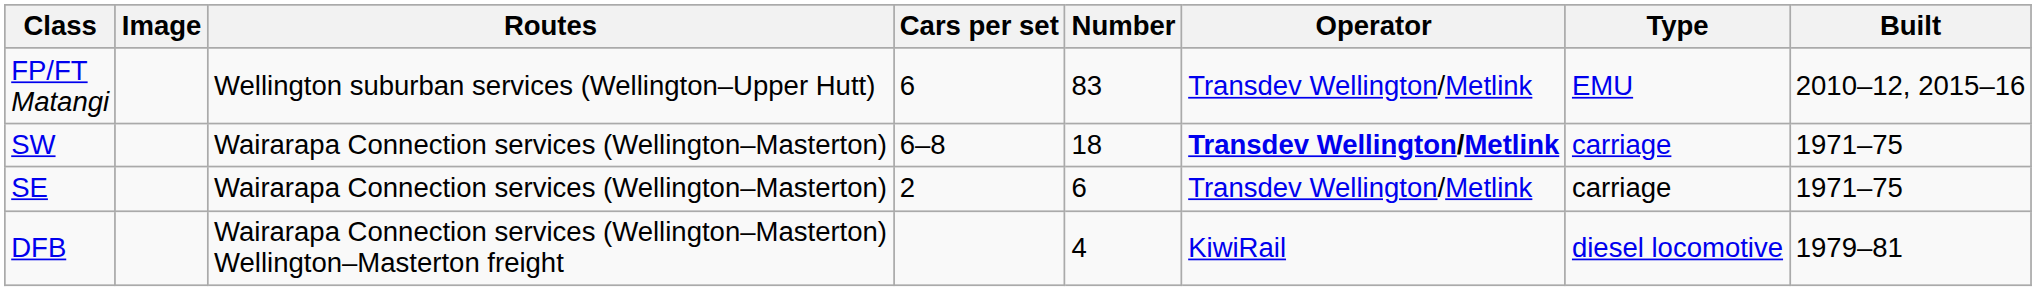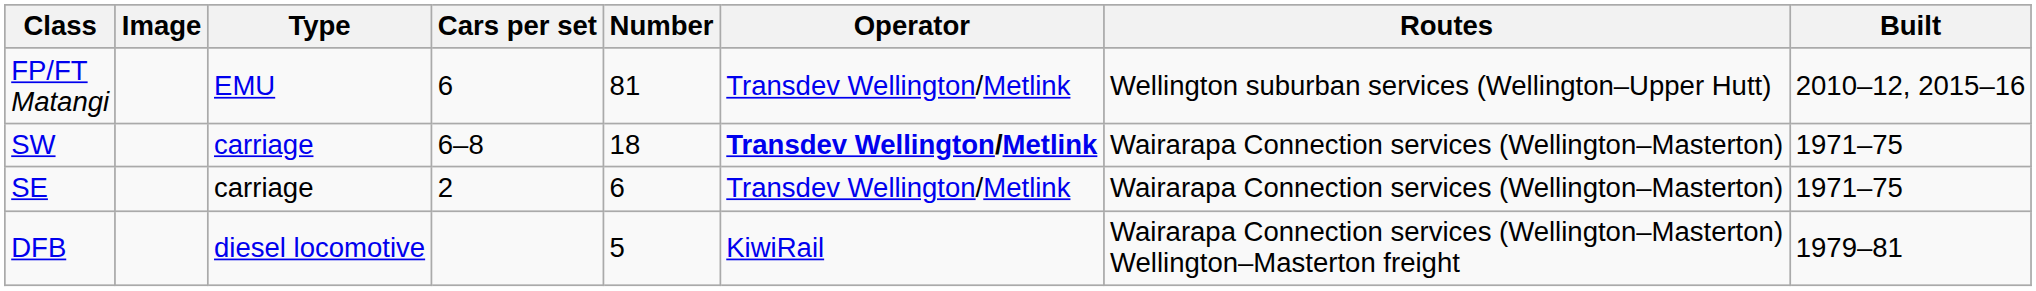columns swapped: (1677, 26) <-> (551, 26)
(1087, 85) 83 -> (625, 85) 81
(1079, 247) 4 -> (617, 247) 5
